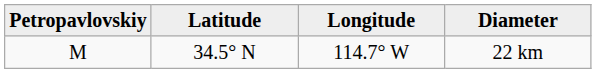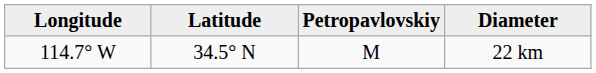columns swapped: (78, 20) <-> (371, 20)
